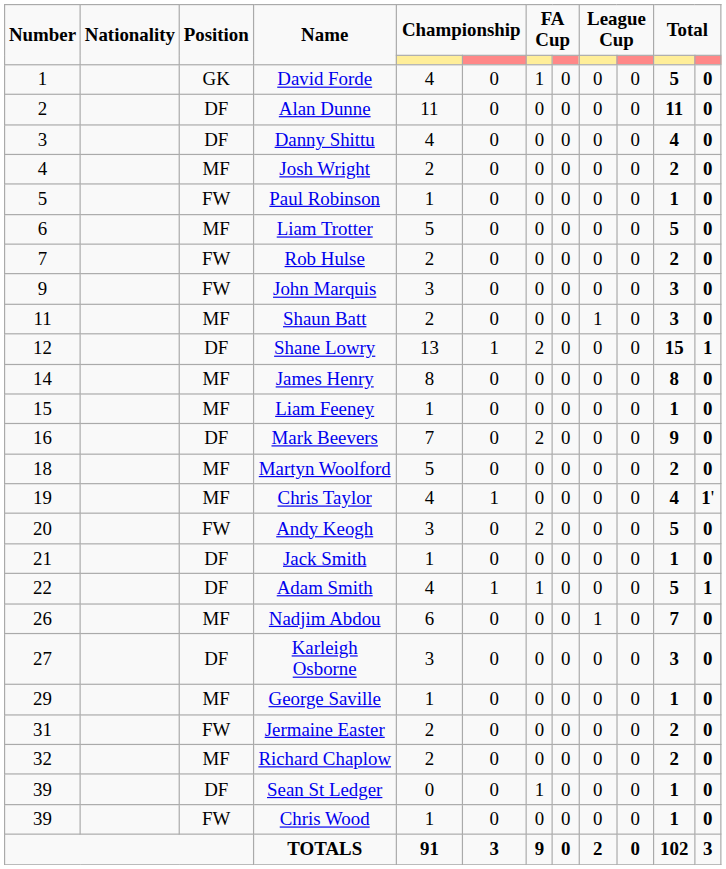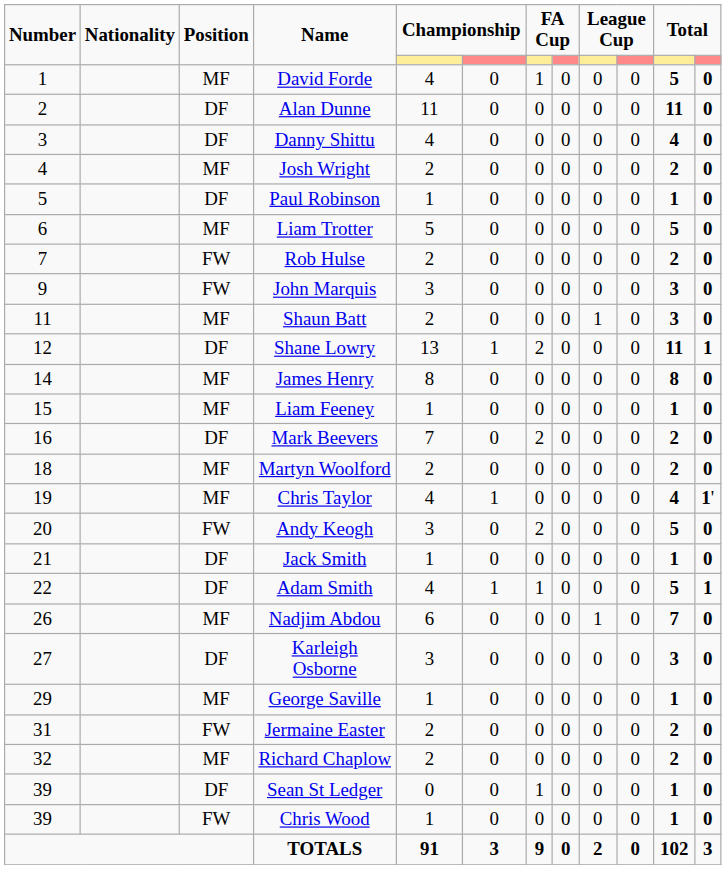(216, 79) GK -> (216, 79) MF
(216, 199) FW -> (216, 199) DF
(674, 348) 15 -> (674, 348) 11
(674, 438) 9 -> (674, 438) 2
(429, 468) 5 -> (429, 468) 2
